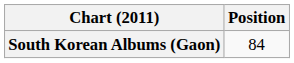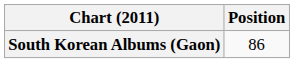(257, 44) 84 -> (257, 44) 86
